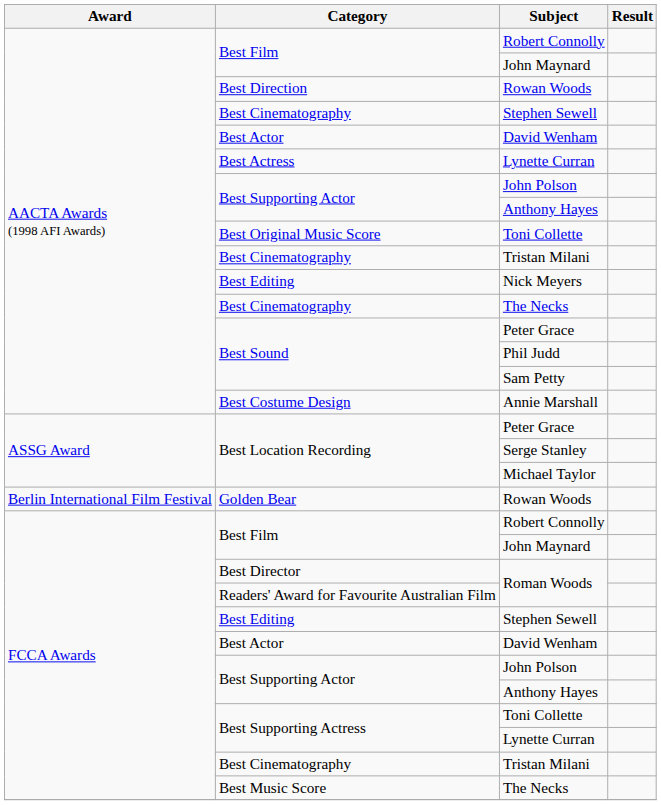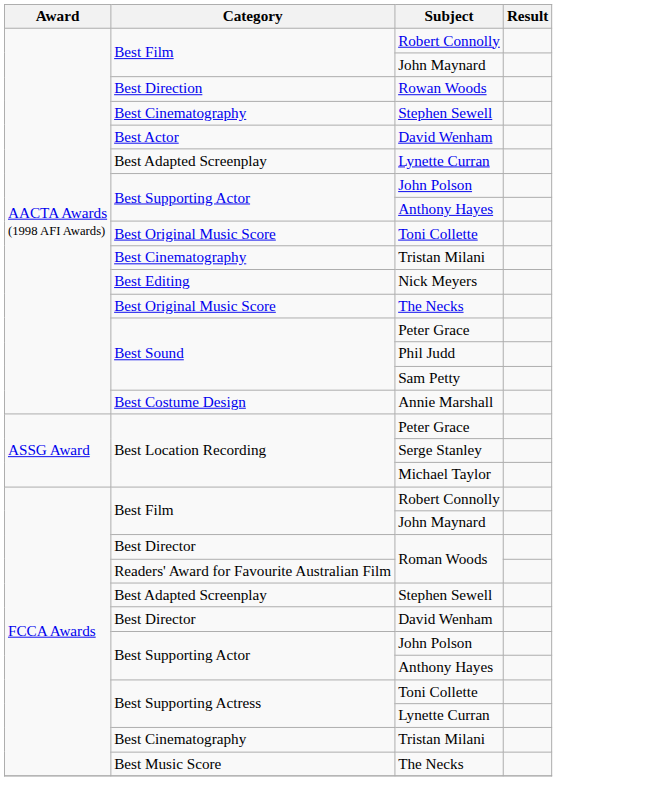(257, 161) Best Actress -> (191, 161) Best Adapted Screenplay
(285, 305) Best Cinematography -> (195, 305) Best Original Music Score
- row: (110, 498)
(257, 619) Best Editing -> (191, 595) Best Adapted Screenplay
(251, 643) Best Actor -> (155, 619) Best Director
